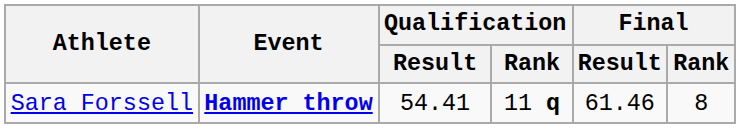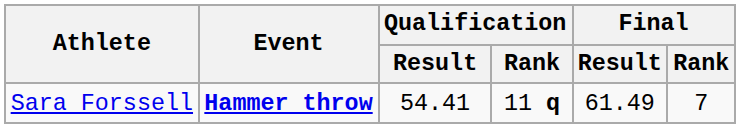(620, 103) 61.46 -> (620, 103) 61.49
(701, 103) 8 -> (701, 103) 7
